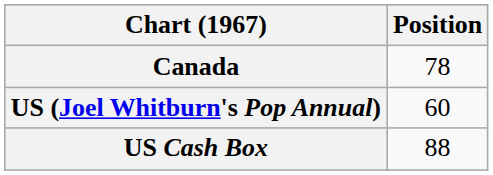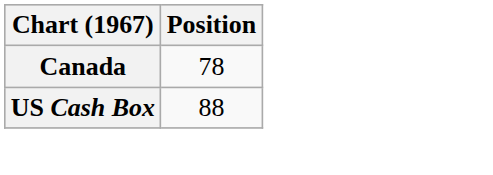- row: (196, 107)
